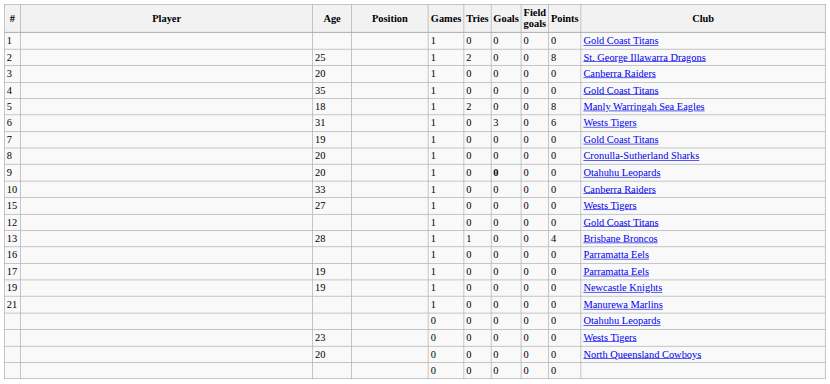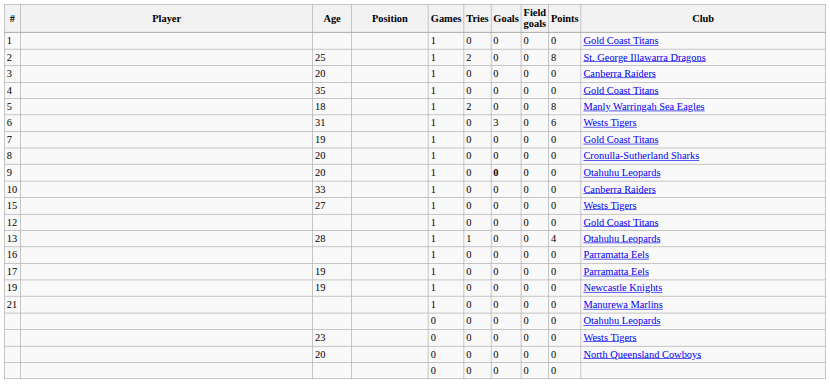(621, 238) Brisbane Broncos -> (622, 238) Otahuhu Leopards
